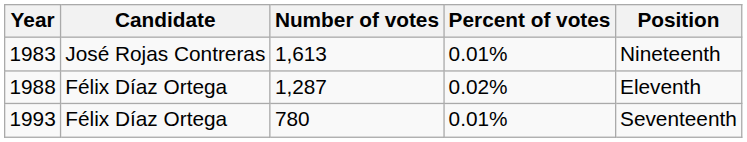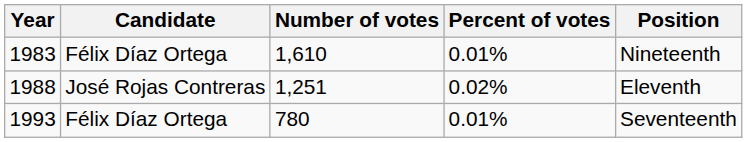(165, 53) José Rojas Contreras -> (146, 53) Félix Díaz Ortega
(301, 53) 1,613 -> (301, 53) 1,610
(146, 86) Félix Díaz Ortega -> (165, 86) José Rojas Contreras
(301, 86) 1,287 -> (301, 86) 1,251
